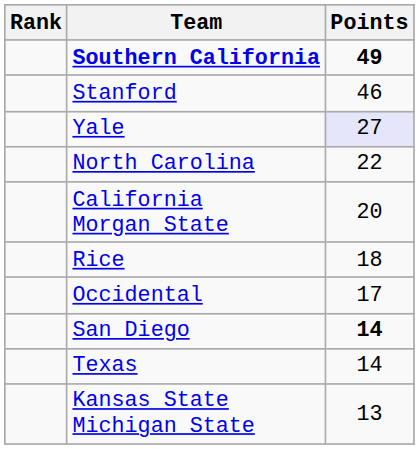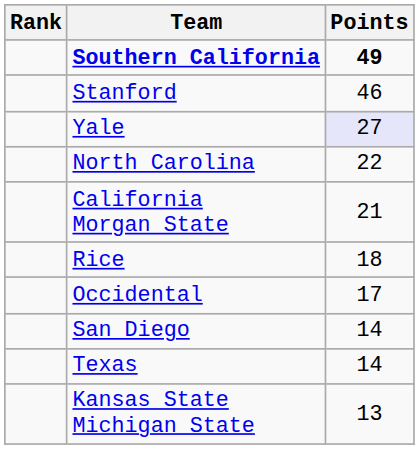(369, 212) 20 -> (369, 212) 21
(369, 331) bold -> (369, 331) normal
